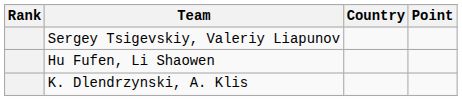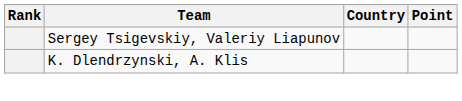- row: (131, 61)
